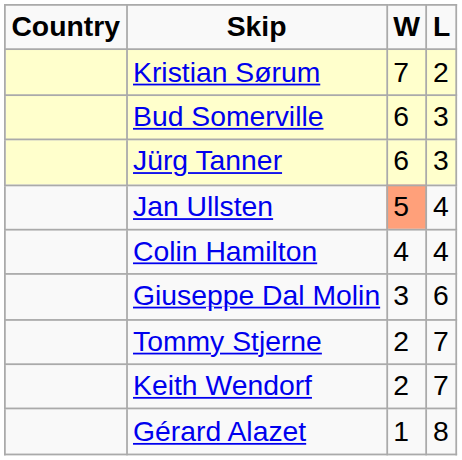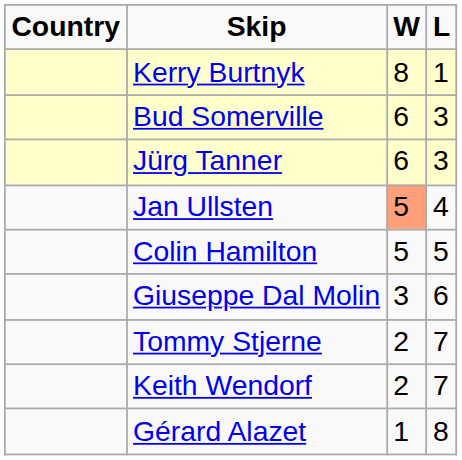+ row: (219, 71)
- row: (227, 71)
(401, 251) 4 -> (401, 251) 5
(441, 251) 4 -> (441, 251) 5
